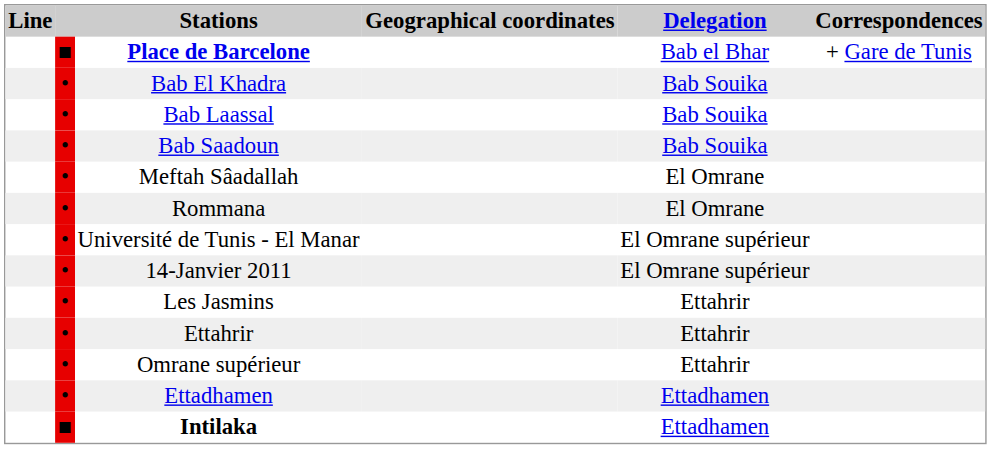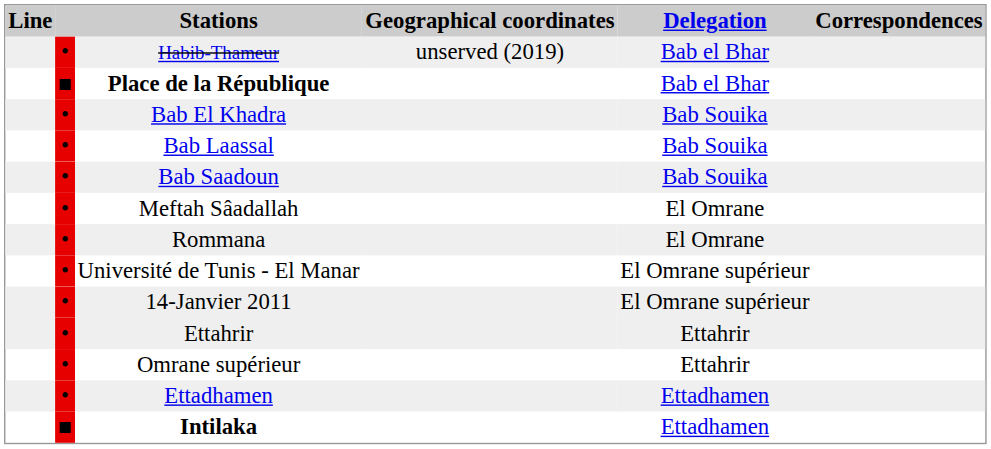- row: (219, 52)
+ row: (219, 53)
+ row: (219, 83)
- row: (219, 301)
